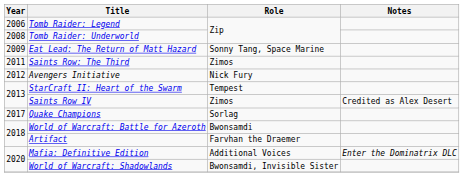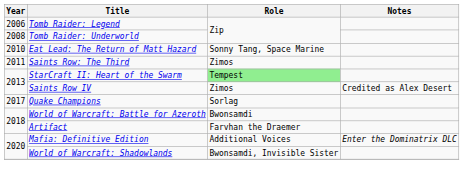(16, 50) 2009 -> (16, 50) 2010
- row: (74, 75)
(226, 88) no background -> (226, 75) lightgreen background
